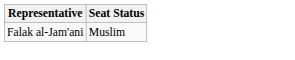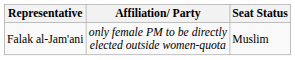+ column: (158, 13)
